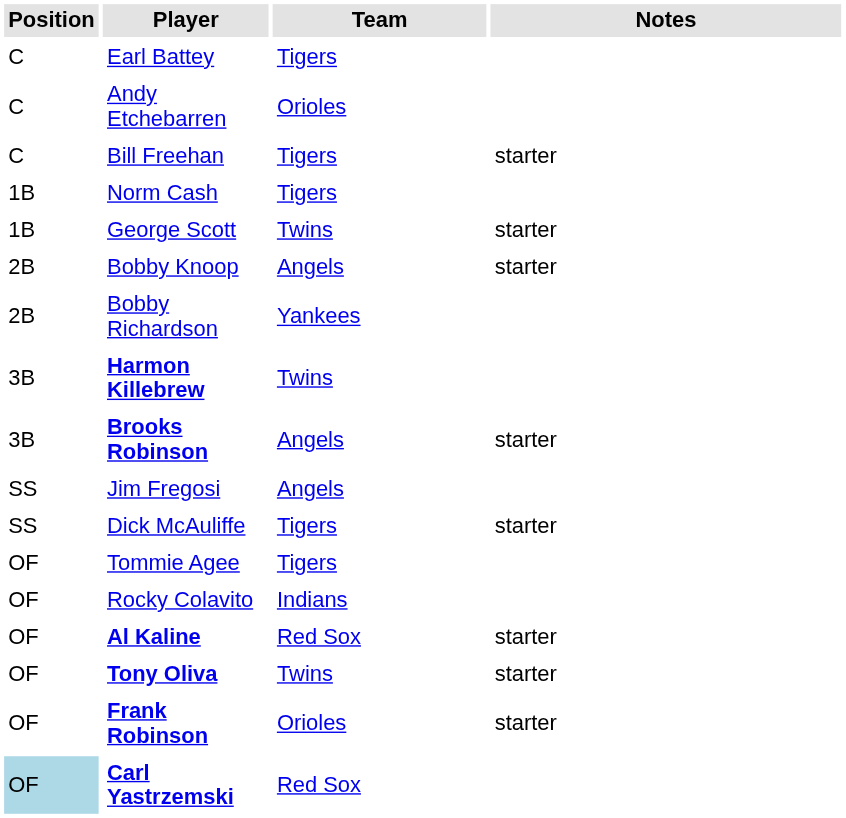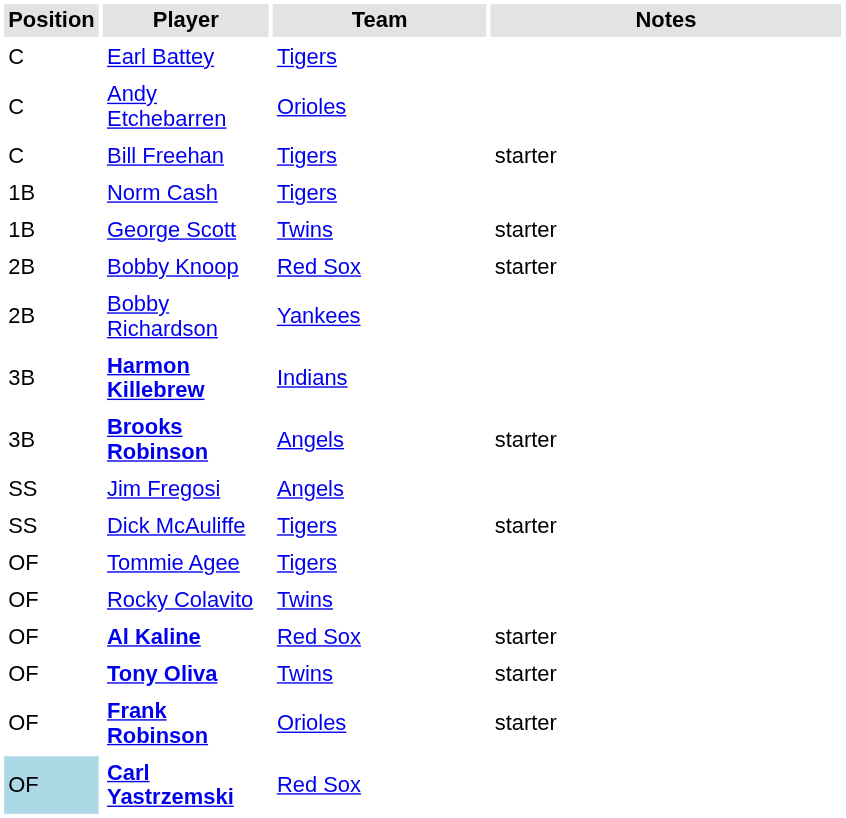(310, 266) Angels -> (319, 266) Red Sox
(305, 377) Twins -> (312, 377) Indians
(312, 599) Indians -> (305, 599) Twins
